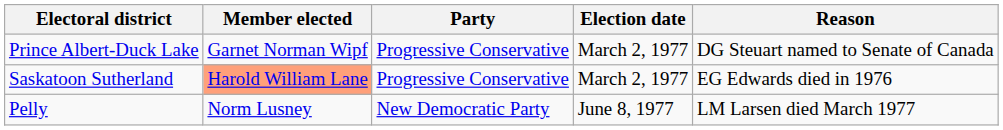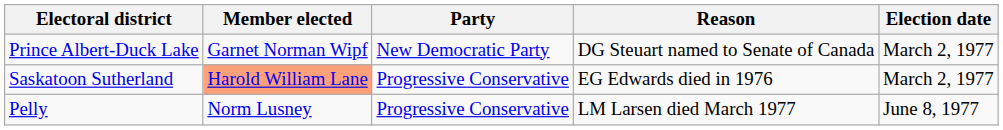columns swapped: (633, 19) <-> (845, 19)
(473, 49) Progressive Conservative -> (463, 49) New Democratic Party
(463, 109) New Democratic Party -> (473, 109) Progressive Conservative
